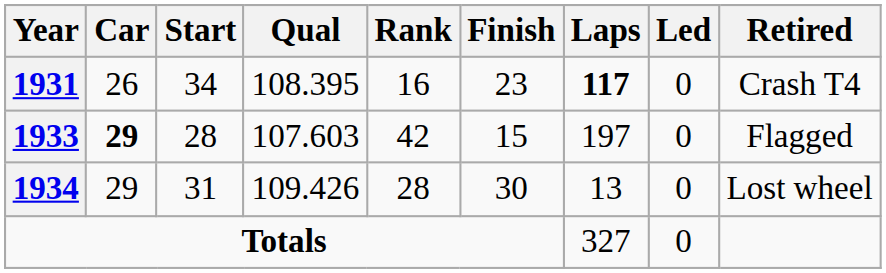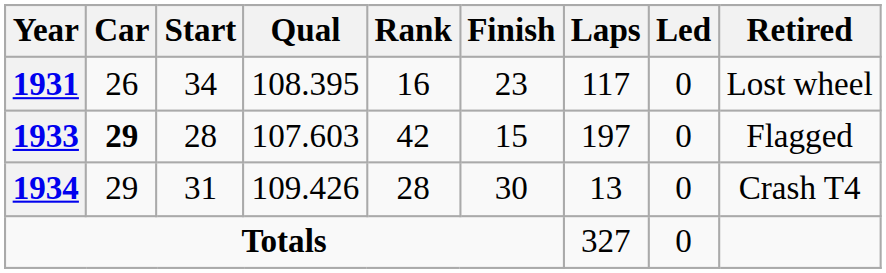(606, 83) bold -> (606, 83) normal
(800, 83) Crash T4 -> (800, 83) Lost wheel
(800, 188) Lost wheel -> (800, 188) Crash T4
